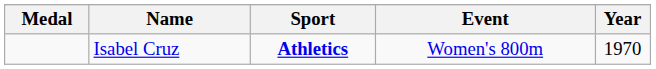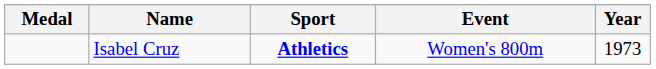(623, 49) 1970 -> (623, 49) 1973
